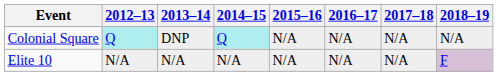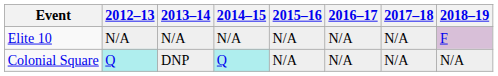rows swapped: (30, 60) <-> (53, 37)
